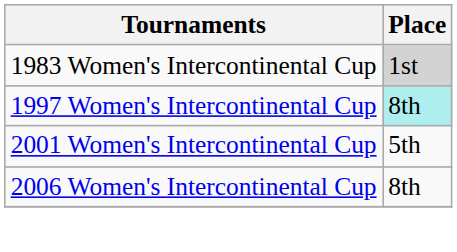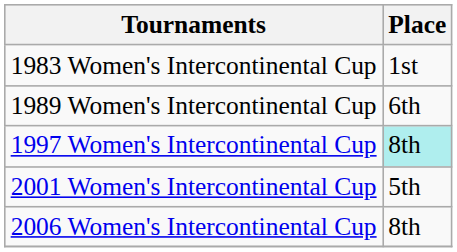(403, 65) lightgrey background -> (403, 65) no background
+ row: (194, 105)
